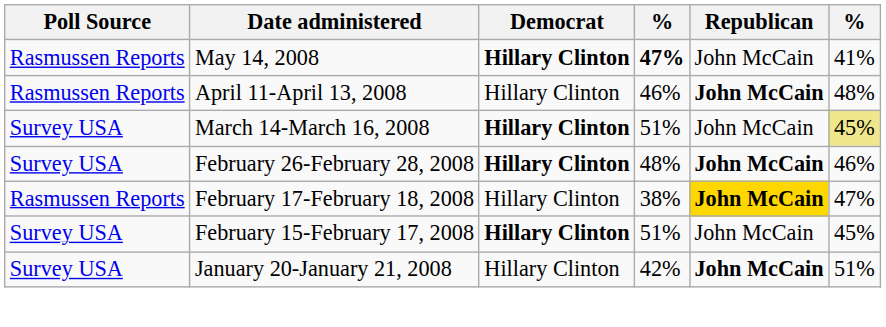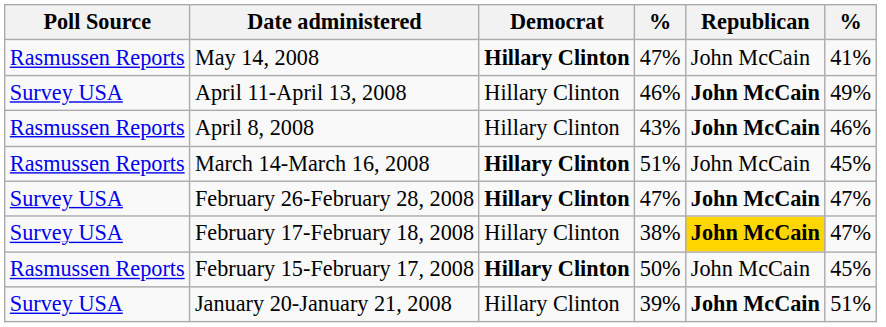(662, 57) bold -> (660, 57) normal
(97, 92) Rasmussen Reports -> (66, 92) Survey USA
(854, 92) 48% -> (851, 92) 49%
+ row: (255, 127)
(66, 127) Survey USA -> (97, 163) Rasmussen Reports
(854, 127) khaki background -> (851, 163) no background
(660, 163) 48% -> (660, 198) 47%
(854, 163) 46% -> (851, 198) 47%
(97, 198) Rasmussen Reports -> (66, 233) Survey USA
(66, 233) Survey USA -> (97, 269) Rasmussen Reports
(660, 233) 51% -> (660, 269) 50%
(660, 269) 42% -> (660, 304) 39%
